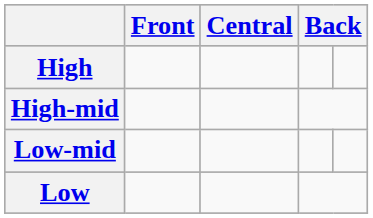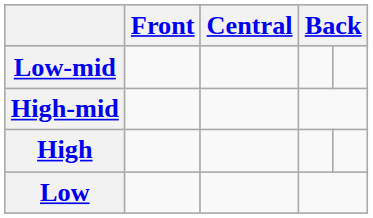rows swapped: (65, 66) <-> (65, 150)
